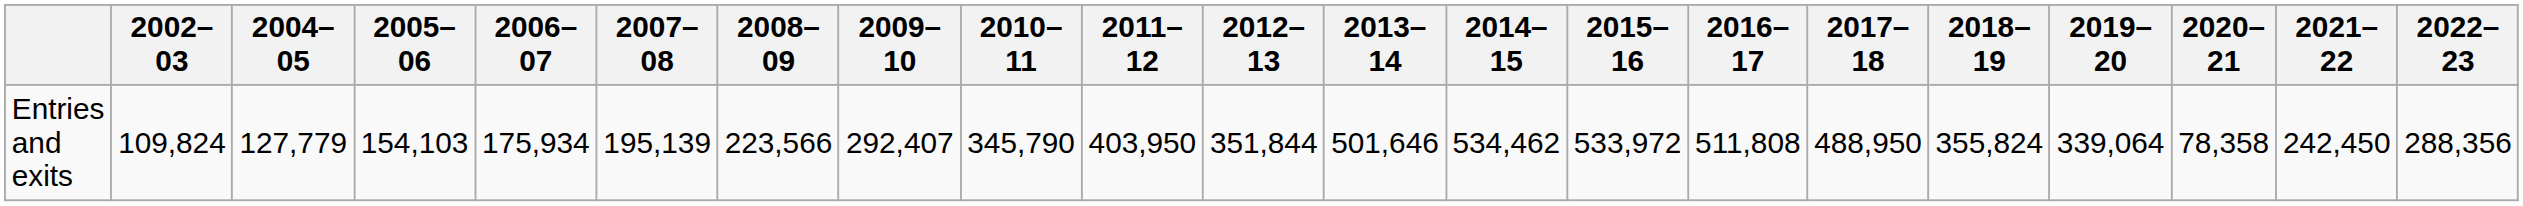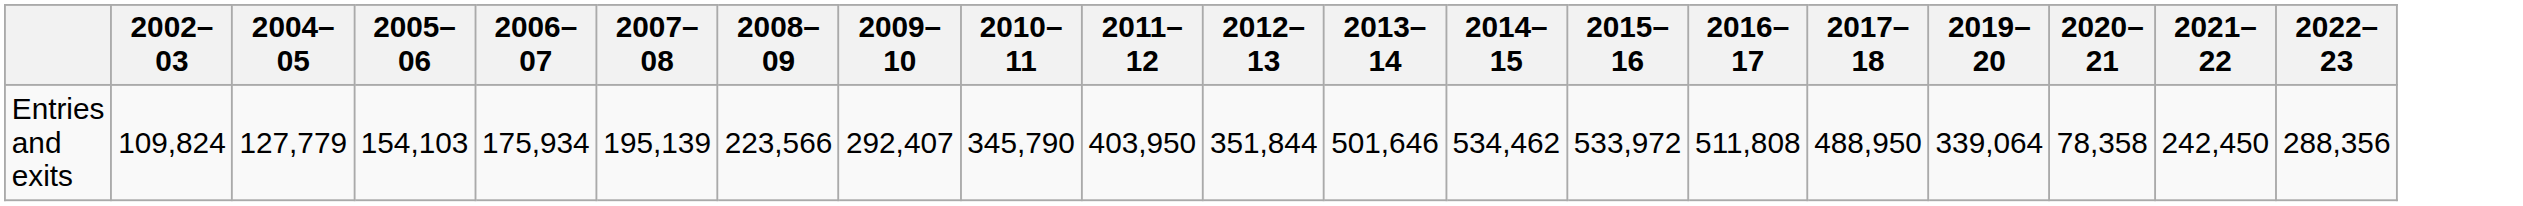- column: (1989, 44)
